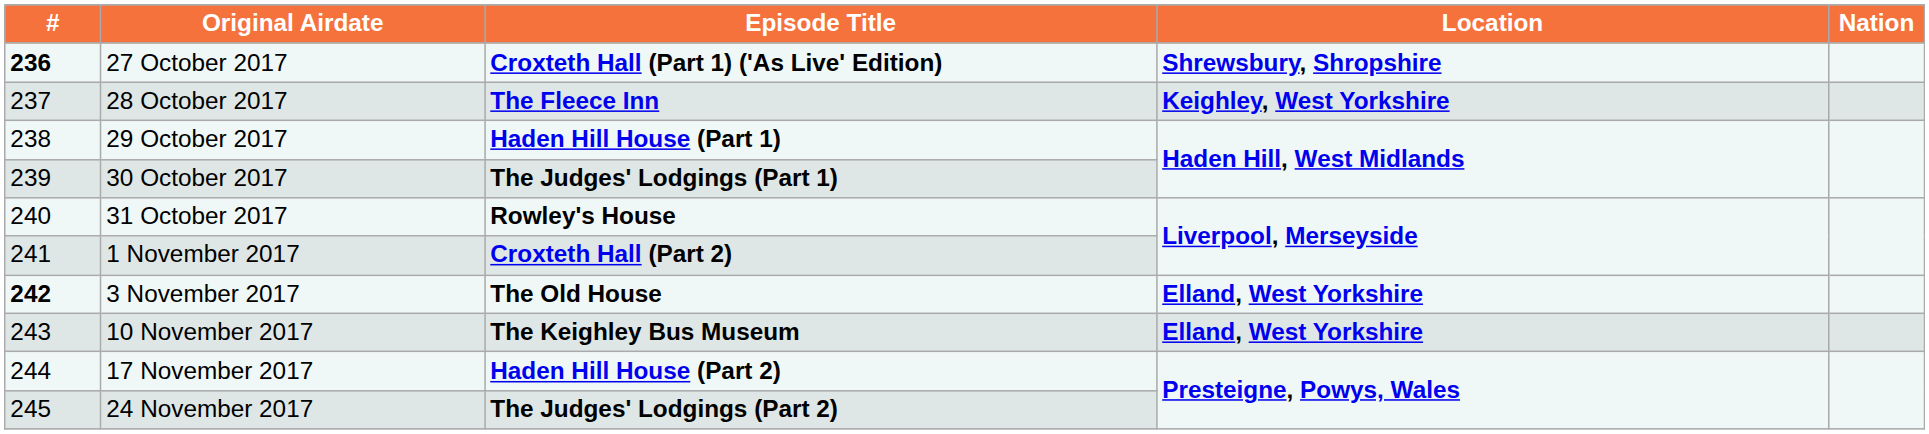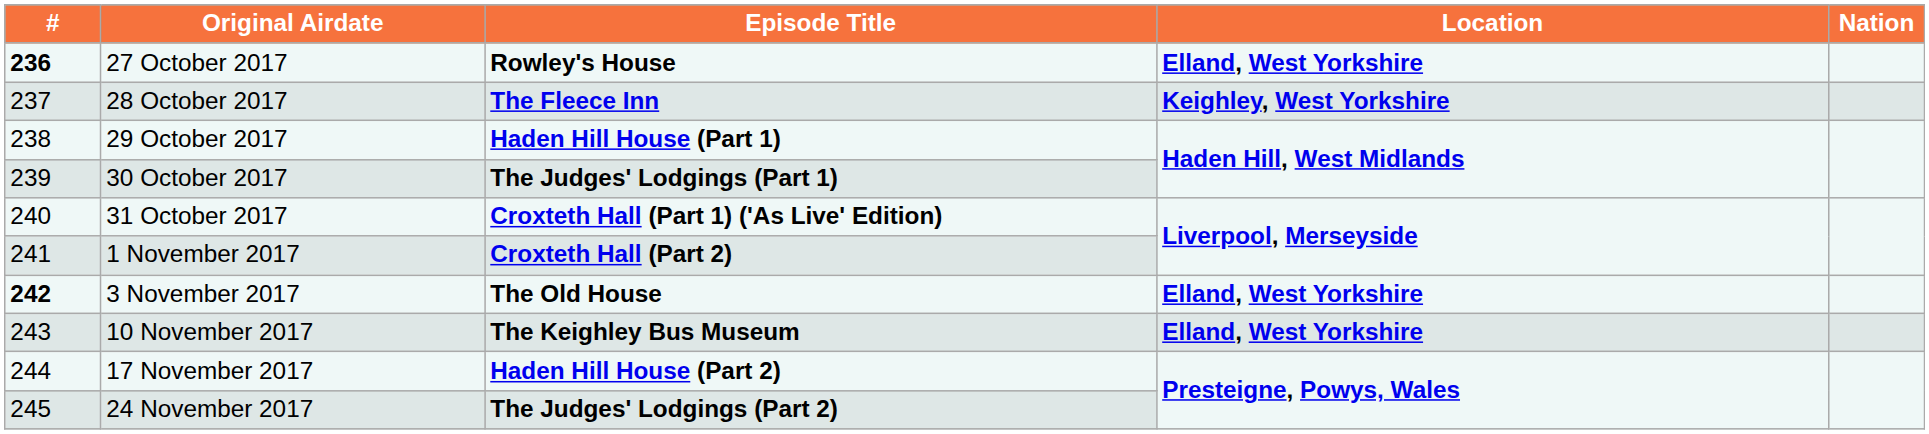(716, 62) Croxteth Hall (Part 1) ('As Live' Edition) -> (583, 62) Rowley's House
(1302, 62) Shrewsbury, Shropshire -> (1293, 62) Elland, West Yorkshire
(583, 216) Rowley's House -> (716, 216) Croxteth Hall (Part 1) ('As Live' Edition)
